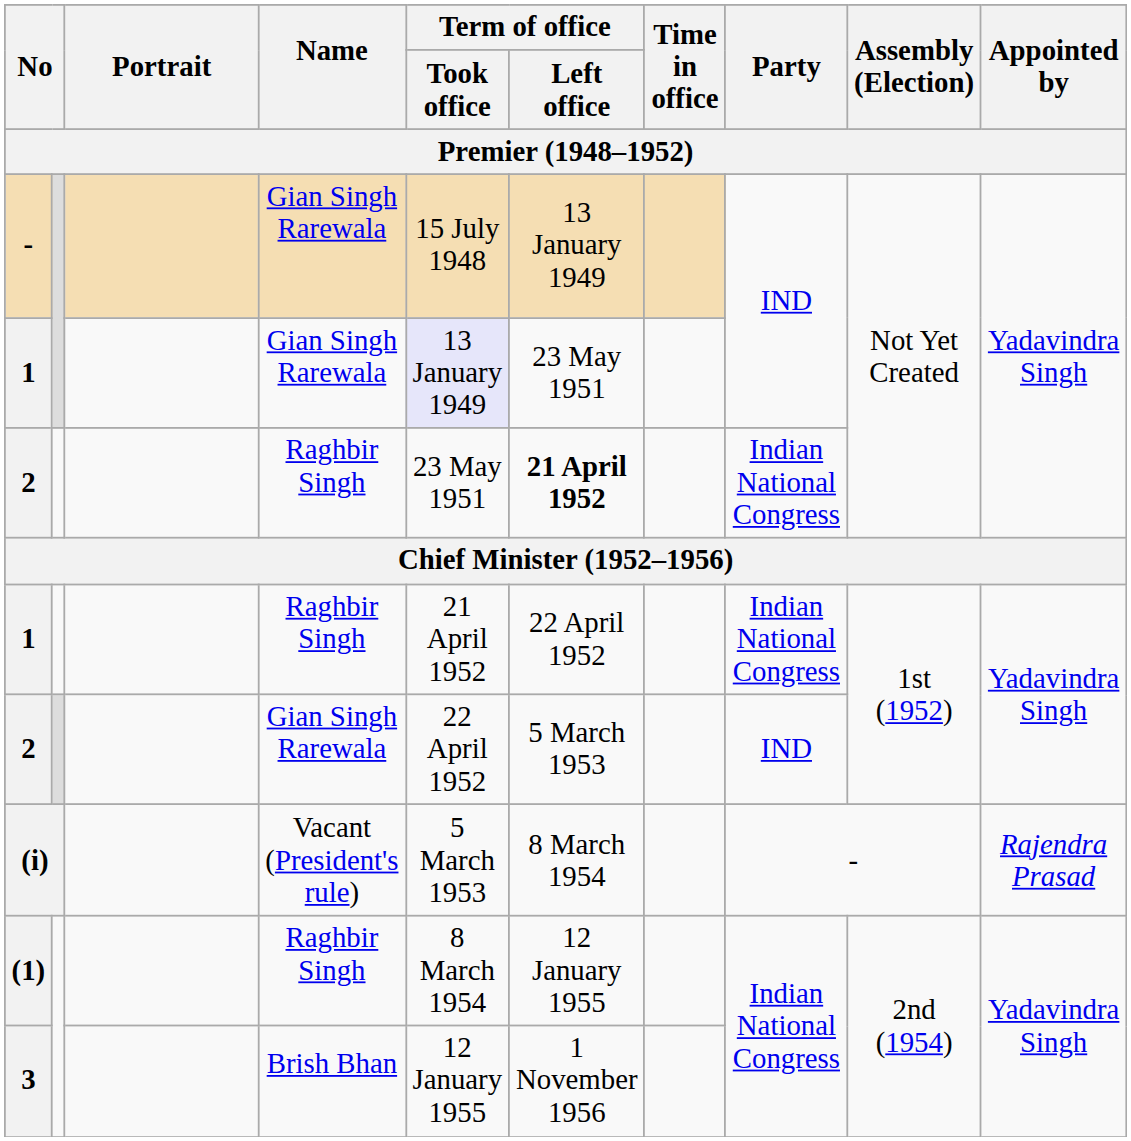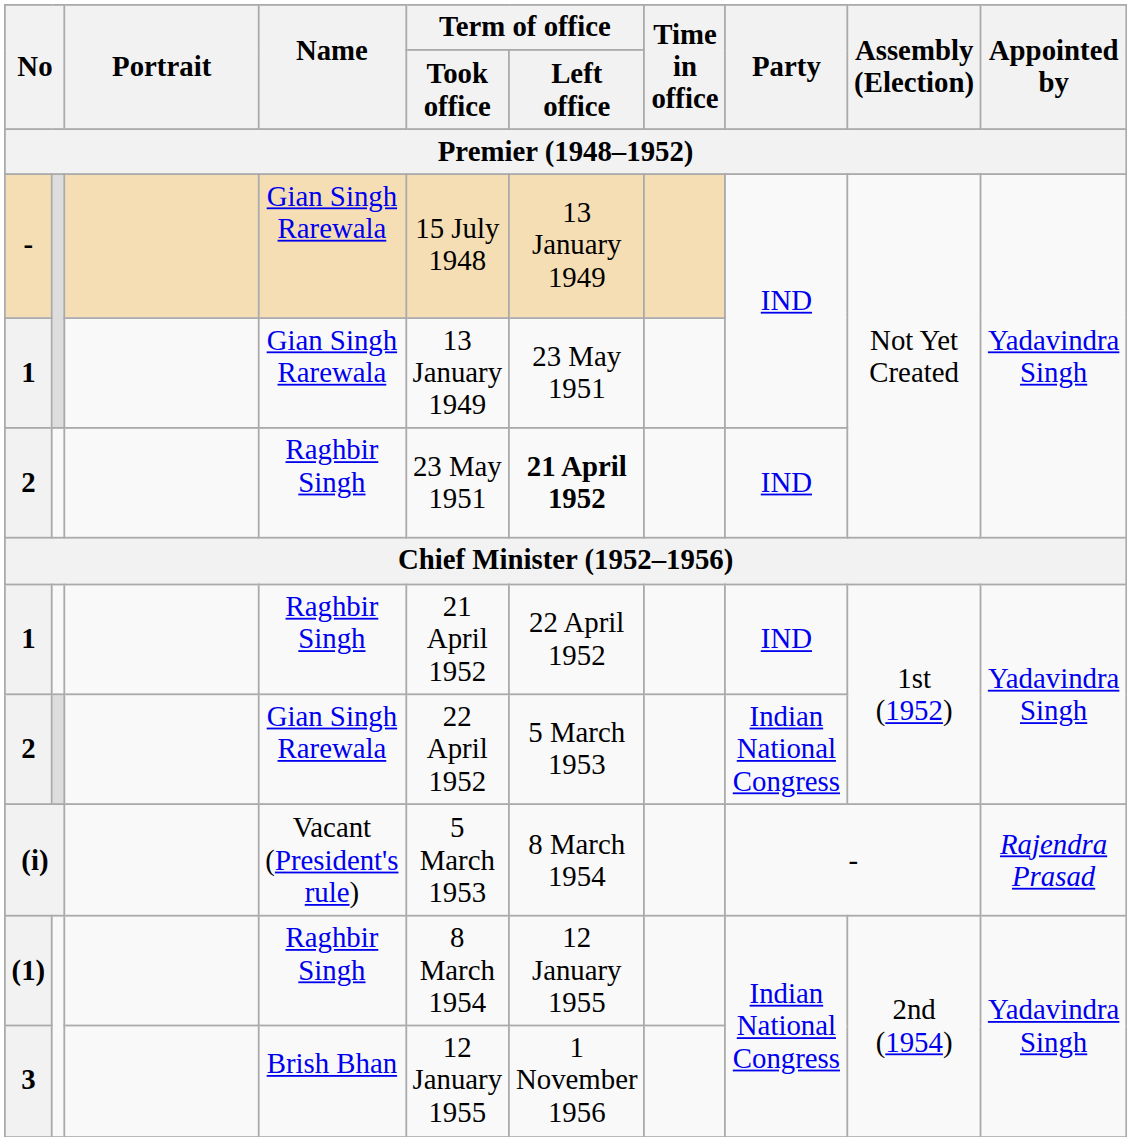(457, 372) lavender background -> (457, 372) no background
(786, 482) Indian National Congress -> (786, 482) IND
(786, 638) Indian National Congress -> (786, 638) IND
(786, 749) IND -> (786, 749) Indian National Congress
